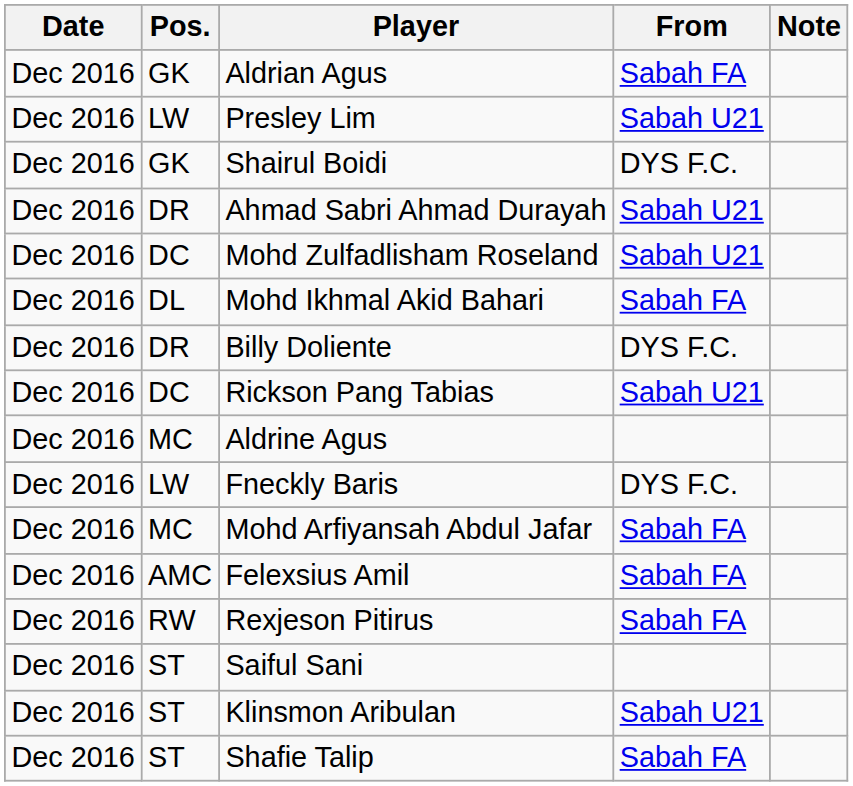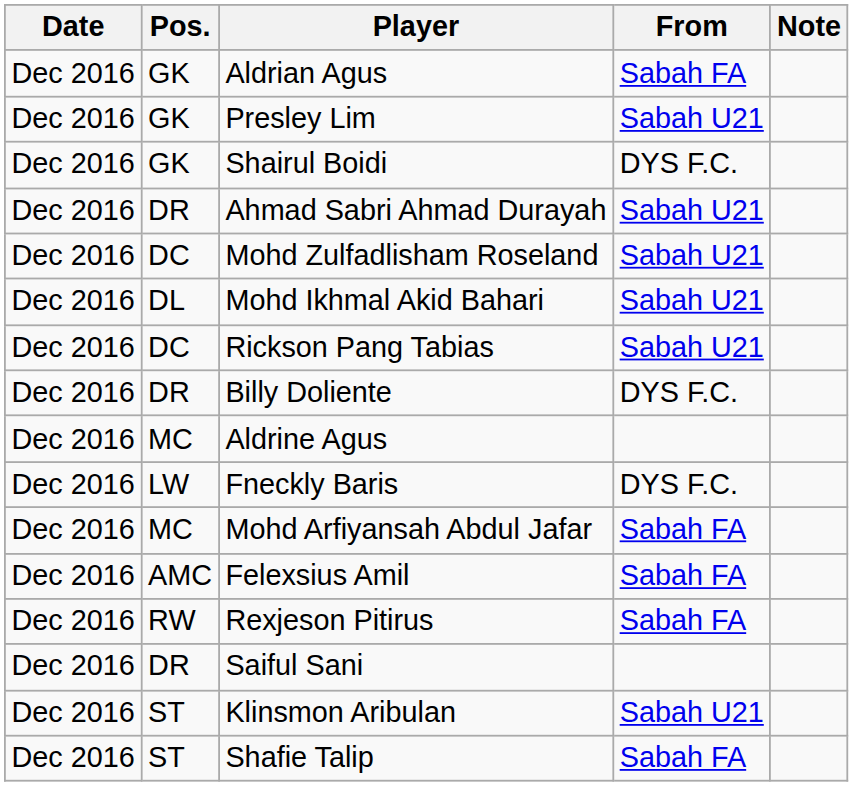(169, 118) LW -> (169, 118) GK
(683, 301) Sabah FA -> (692, 301) Sabah U21
rows swapped: (309, 347) <-> (360, 392)
(167, 666) ST -> (169, 666) DR
